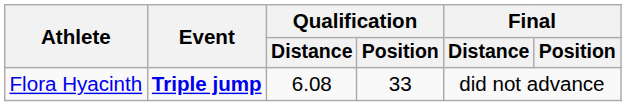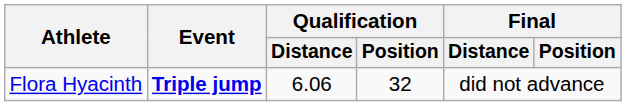(312, 85) 6.08 -> (312, 85) 6.06
(400, 85) 33 -> (400, 85) 32
